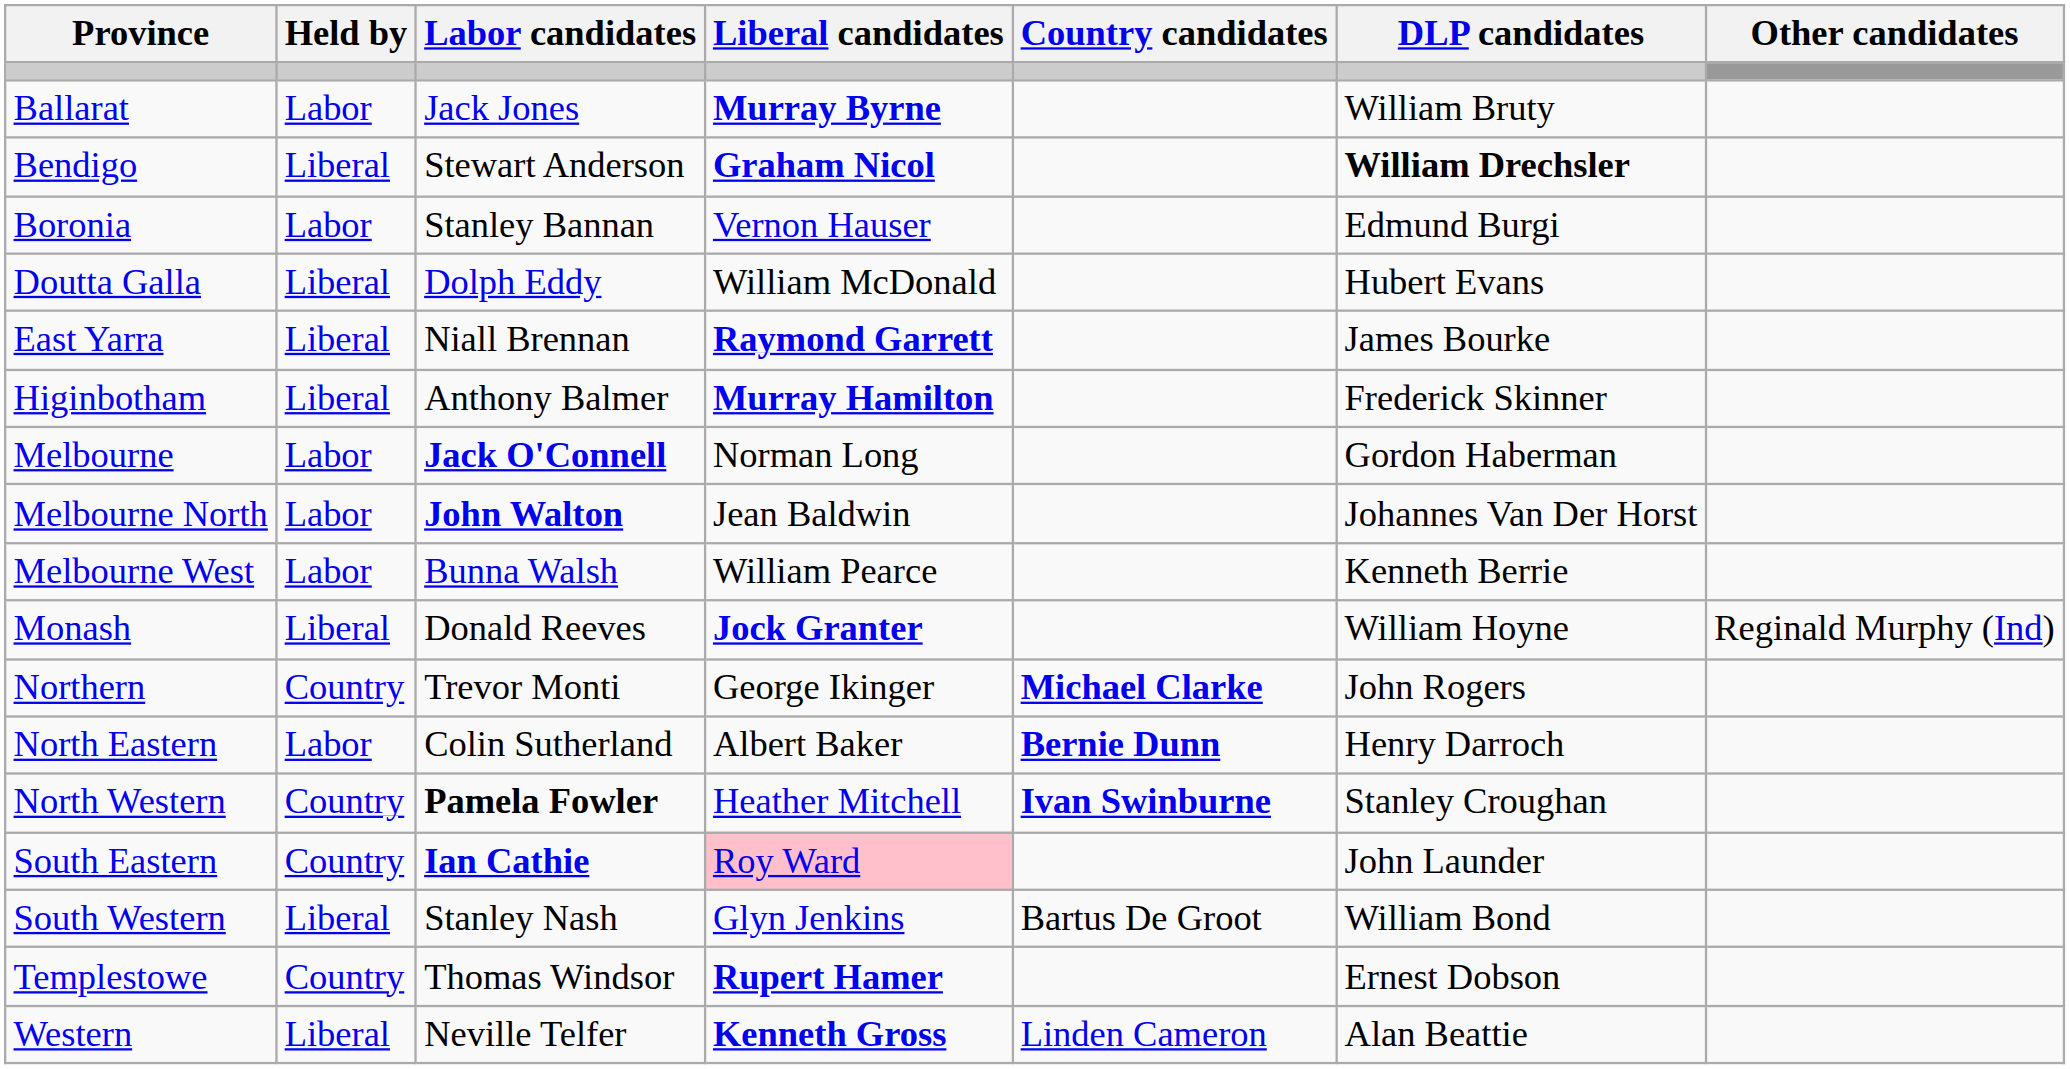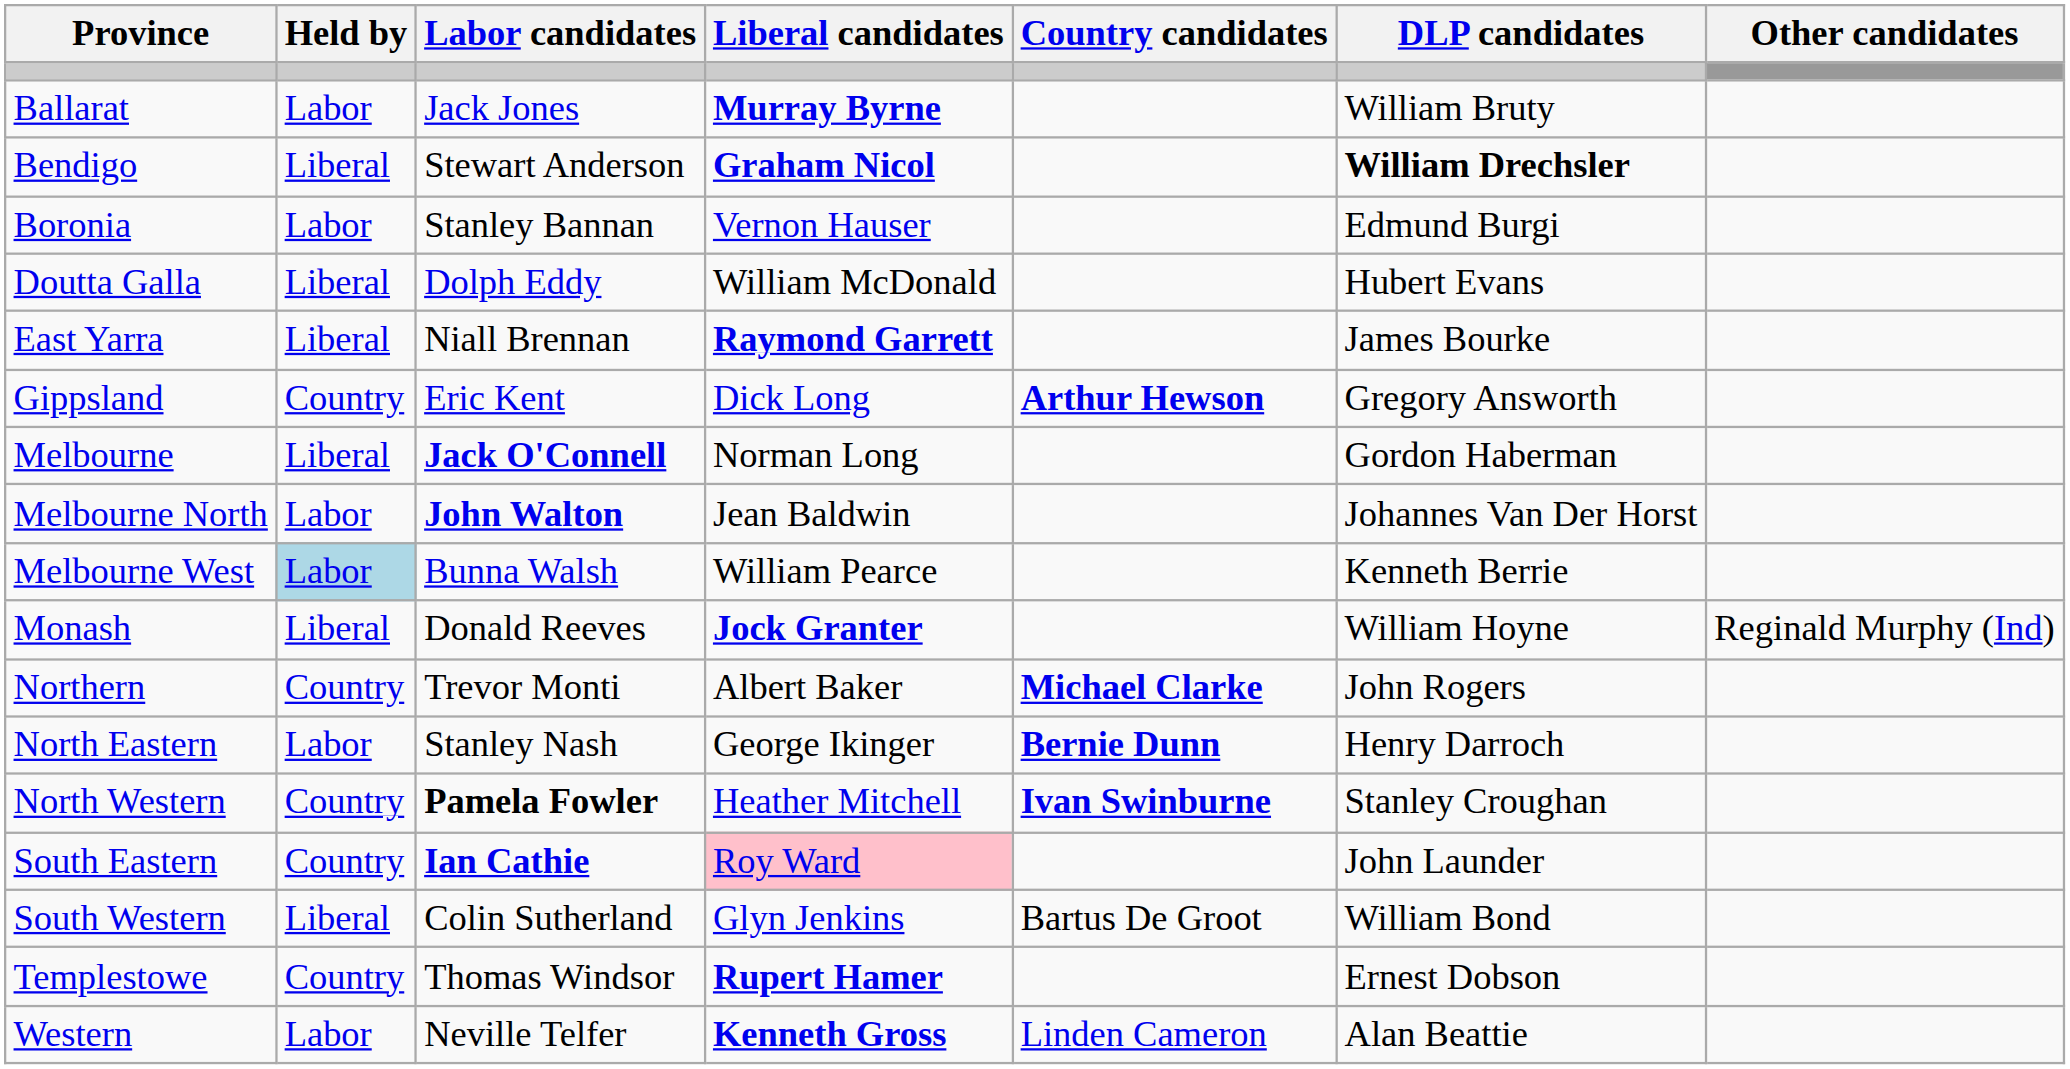+ row: (89, 397)
- row: (110, 397)
(328, 455) Labor -> (337, 455) Liberal
(328, 570) no background -> (328, 570) lightblue background
(824, 686) George Ikinger -> (808, 686) Albert Baker
(548, 744) Colin Sutherland -> (521, 744) Stanley Nash
(808, 744) Albert Baker -> (824, 744) George Ikinger
(521, 918) Stanley Nash -> (548, 918) Colin Sutherland
(337, 1033) Liberal -> (328, 1033) Labor
